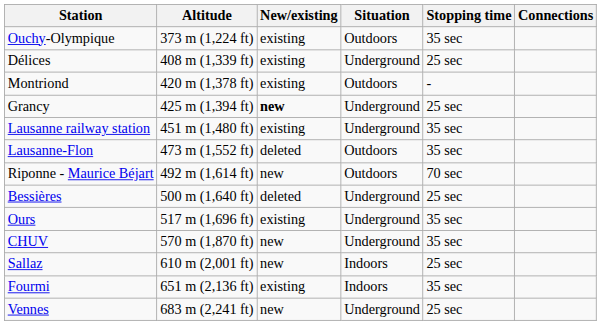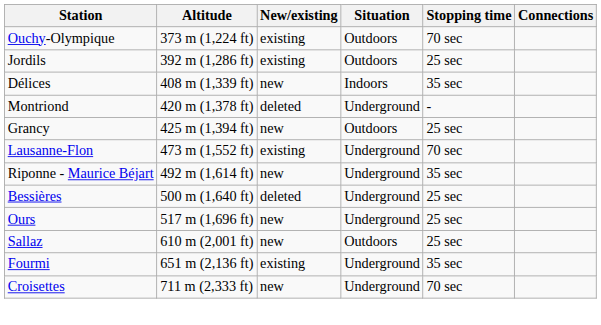(444, 38) 35 sec -> (444, 38) 70 sec
+ row: (27, 60)
(283, 60) existing -> (272, 83) new
(382, 60) Underground -> (366, 83) Indoors
(444, 60) 25 sec -> (444, 83) 35 sec
(283, 83) existing -> (281, 106) deleted
(371, 83) Outdoors -> (382, 106) Underground
(272, 106) bold -> (272, 128) normal
(382, 106) Underground -> (371, 128) Outdoors
- row: (79, 128)
(281, 151) deleted -> (283, 151) existing
(371, 151) Outdoors -> (382, 151) Underground
(444, 151) 35 sec -> (444, 151) 70 sec
(371, 173) Outdoors -> (382, 173) Underground
(444, 173) 70 sec -> (444, 173) 35 sec
(283, 219) existing -> (272, 219) new
(444, 219) 35 sec -> (444, 219) 25 sec
- row: (28, 241)
(366, 264) Indoors -> (371, 241) Outdoors
(366, 286) Indoors -> (382, 264) Underground
- row: (28, 309)
+ row: (36, 286)
